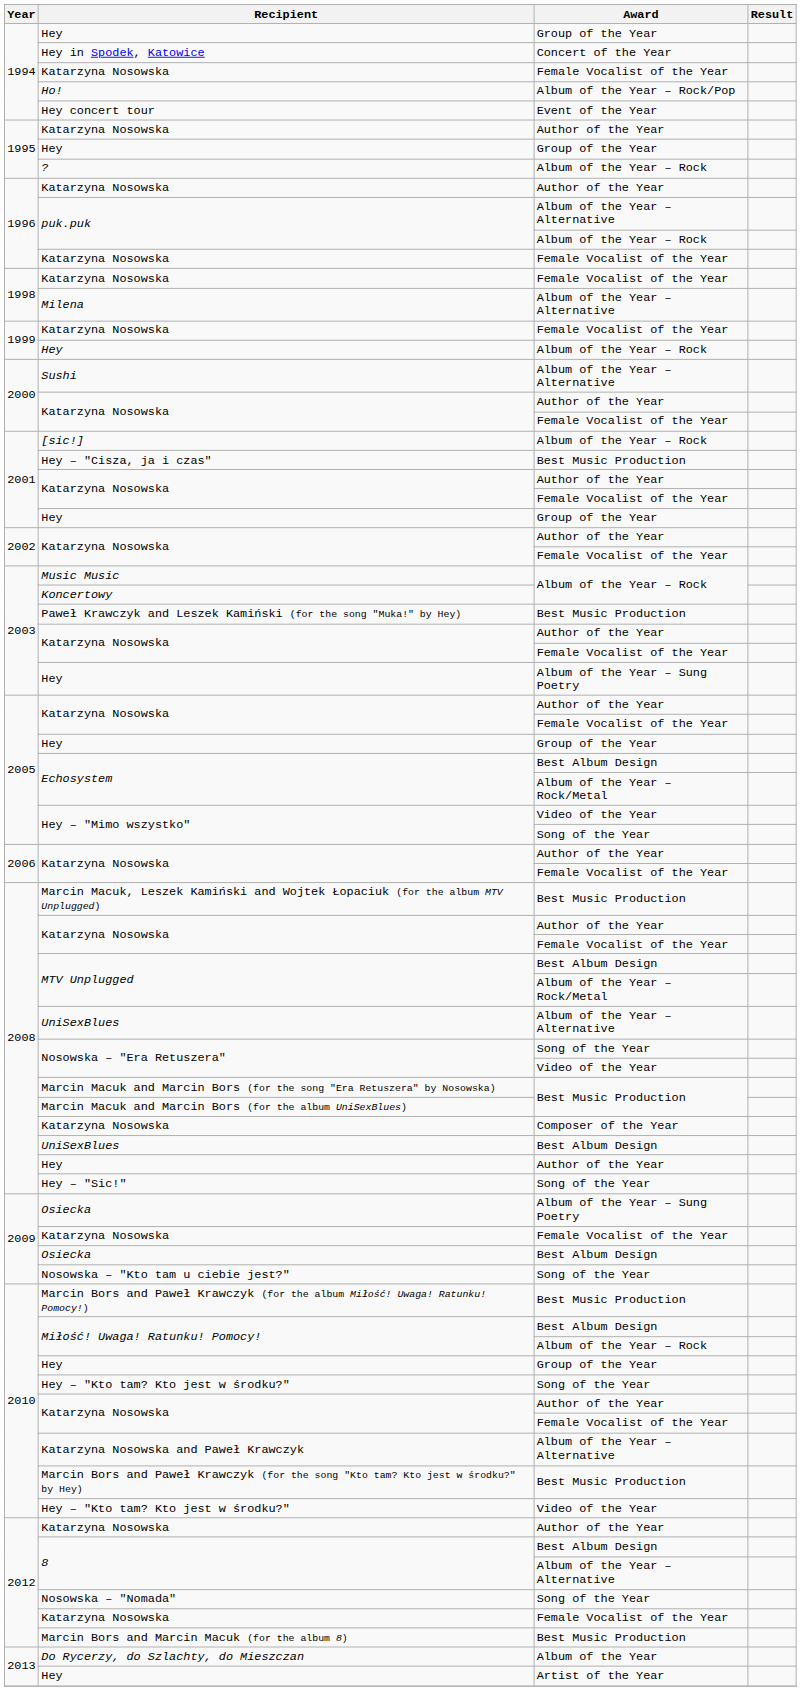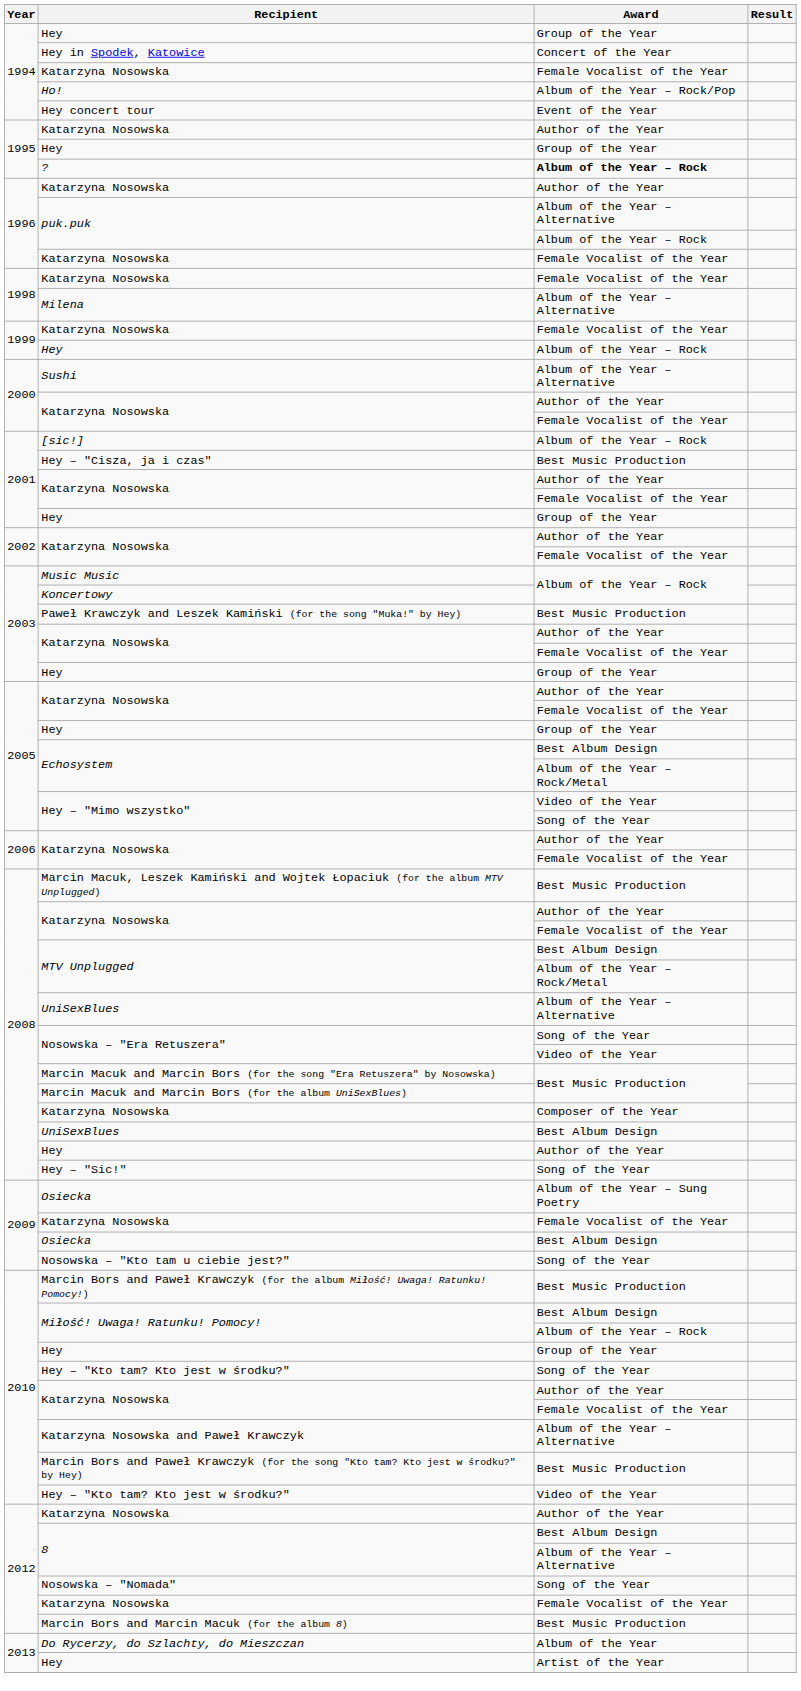(622, 168) normal -> (622, 168) bold
(622, 679) Album of the Year – Sung Poetry -> (597, 672) Group of the Year
